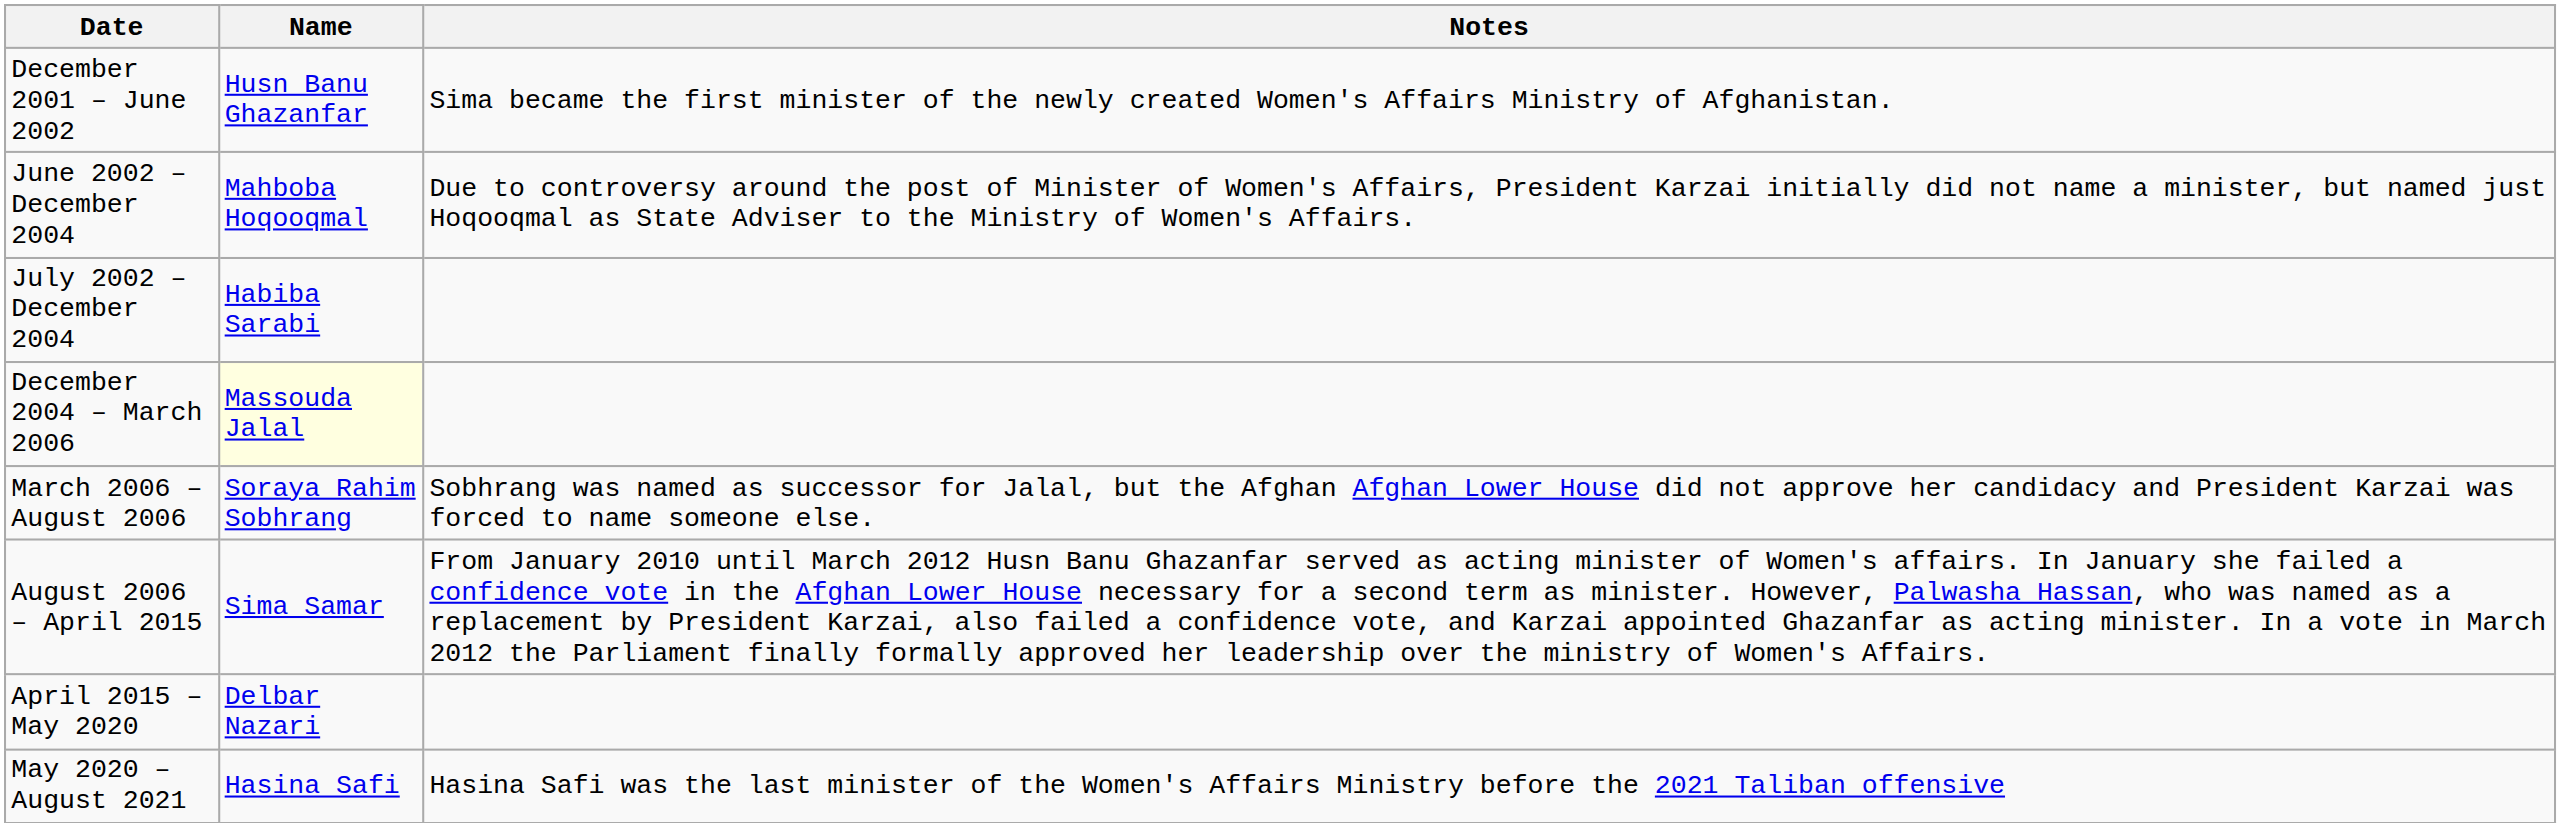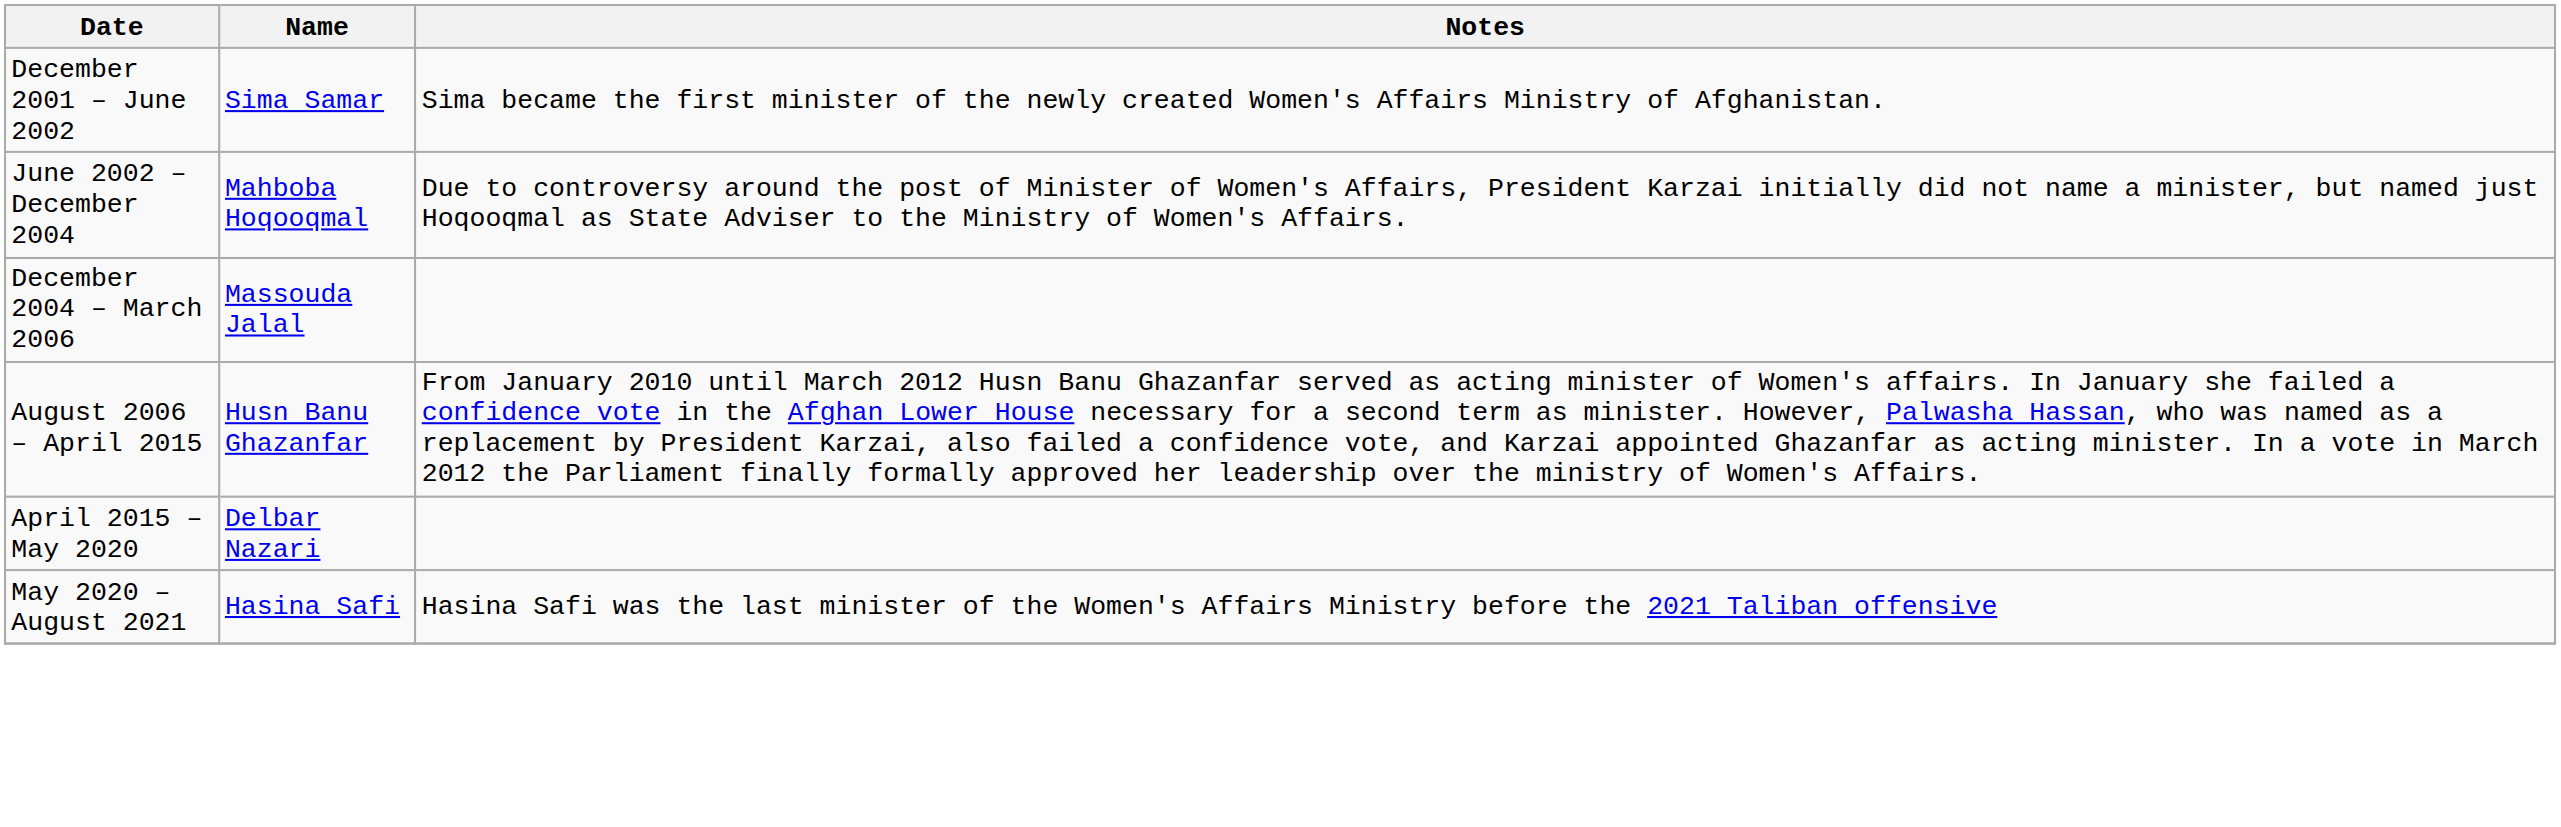(296, 100) Husn Banu Ghazanfar -> (305, 100) Sima Samar
- row: (99, 309)
(288, 414) lightyellow background -> (289, 309) no background
- row: (107, 503)
(304, 607) Sima Samar -> (297, 429) Husn Banu Ghazanfar
